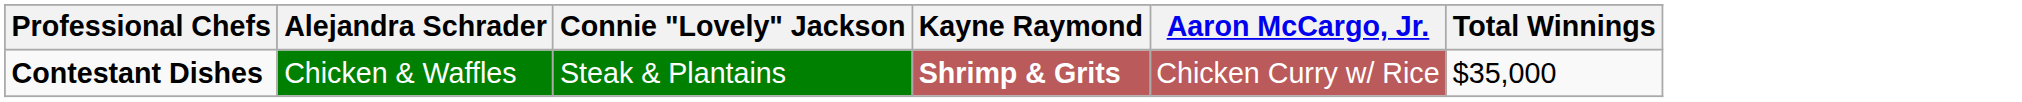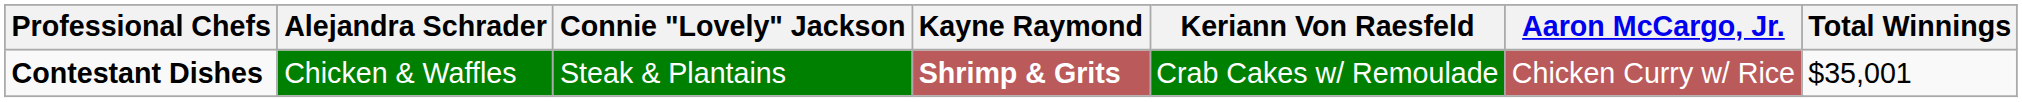+ column: (1327, 27)
(1505, 72) $35,000 -> (1860, 72) $35,001
